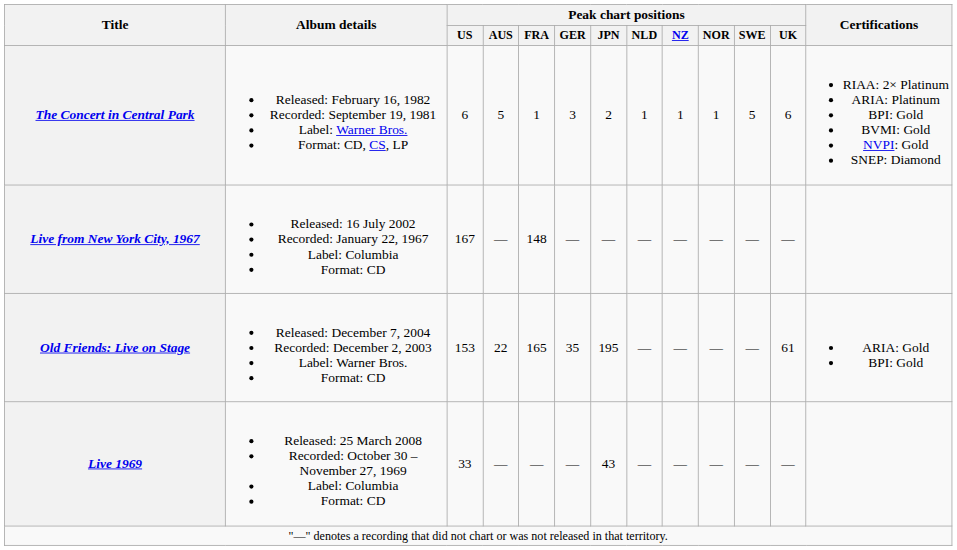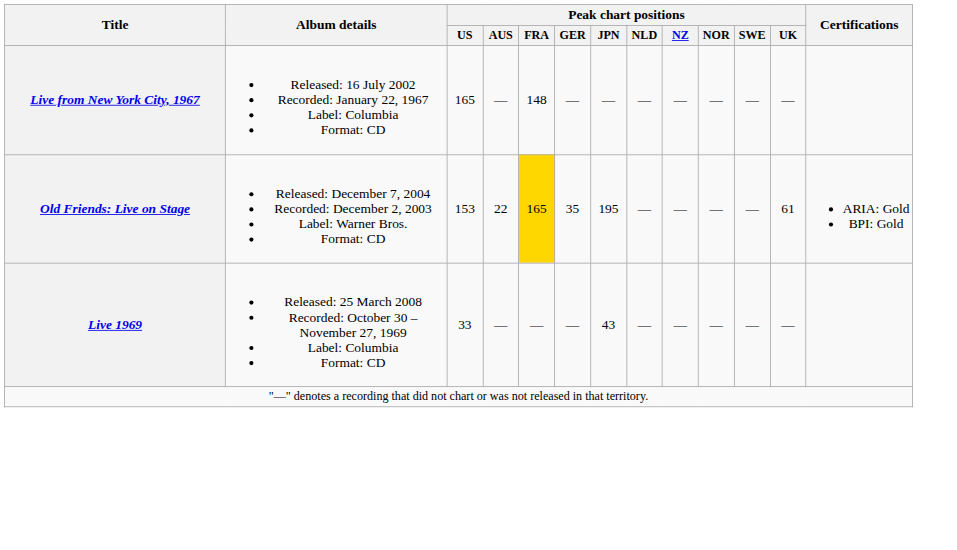- row: (115, 115)
(465, 239) 167 -> (465, 100) 165
(537, 347) no background -> (537, 208) gold background
